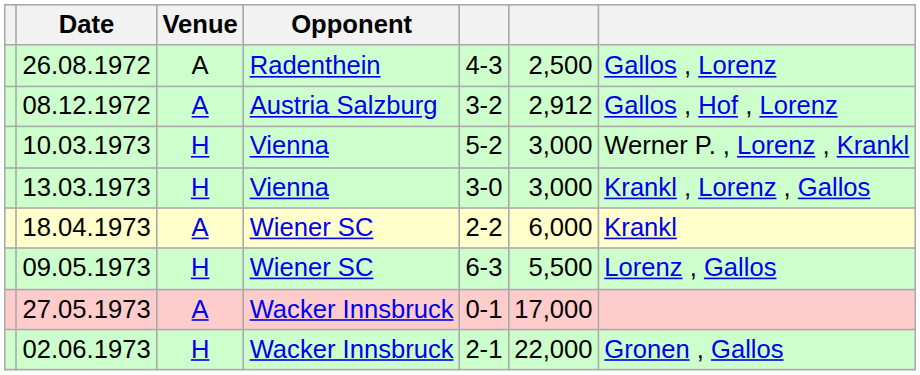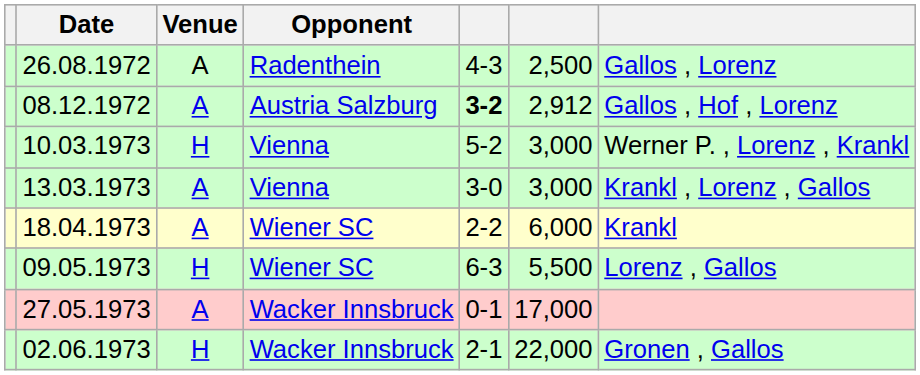(484, 106) normal -> (484, 106) bold
(200, 187) H -> (200, 187) A
